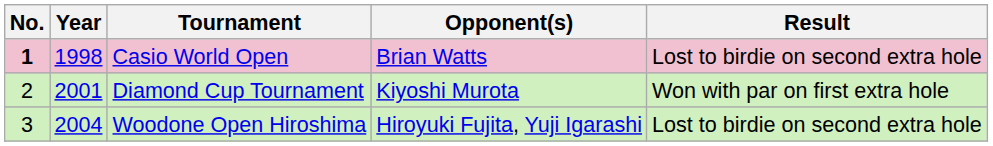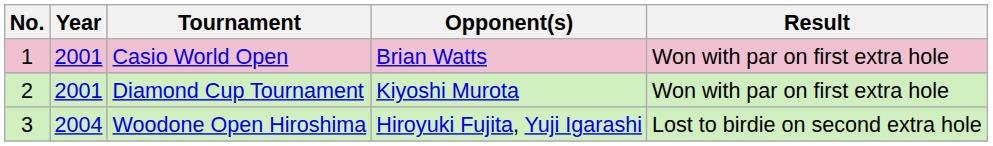(27, 56) bold -> (27, 56) normal
(78, 56) 1998 -> (78, 56) 2001
(817, 56) Lost to birdie on second extra hole -> (801, 56) Won with par on first extra hole
